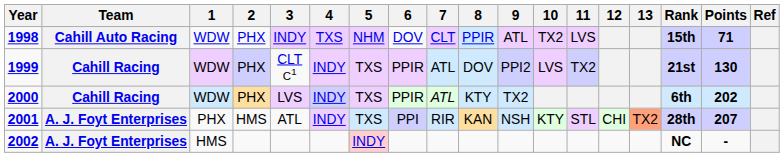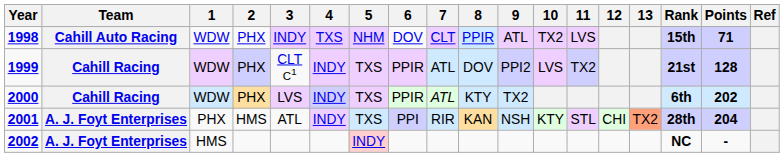(726, 68) 130 -> (726, 68) 128
(726, 119) 207 -> (726, 119) 204
